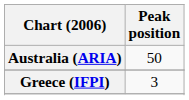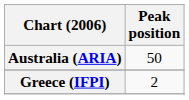(154, 81) 3 -> (154, 81) 2
